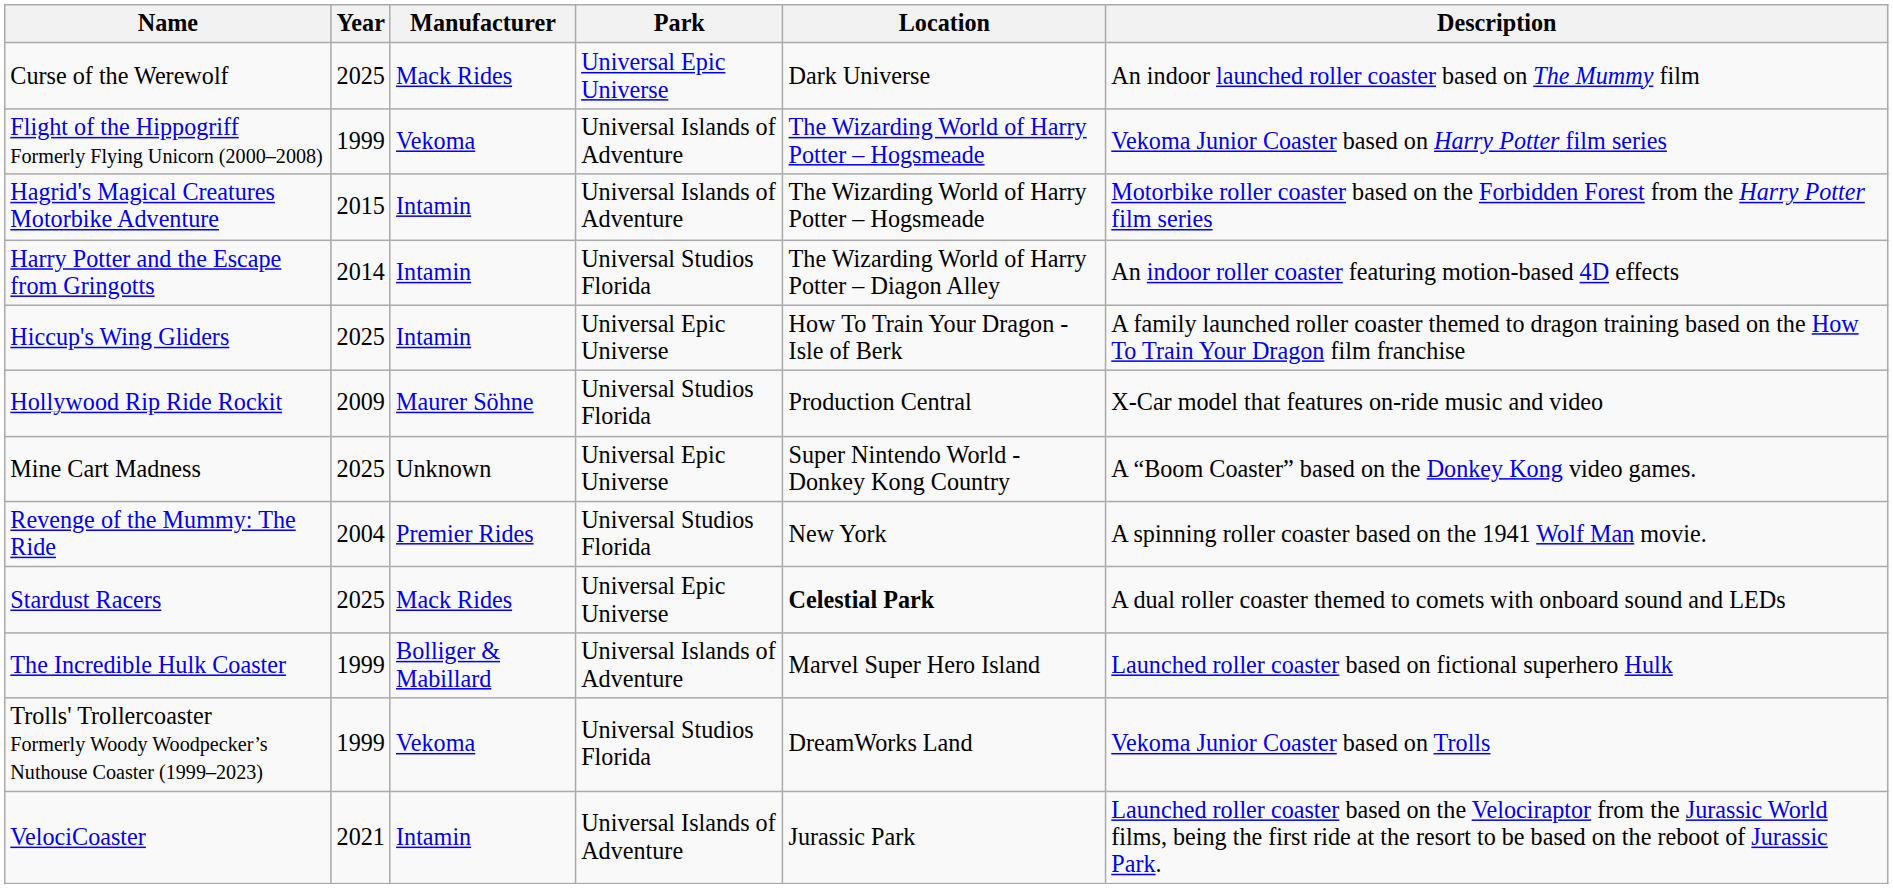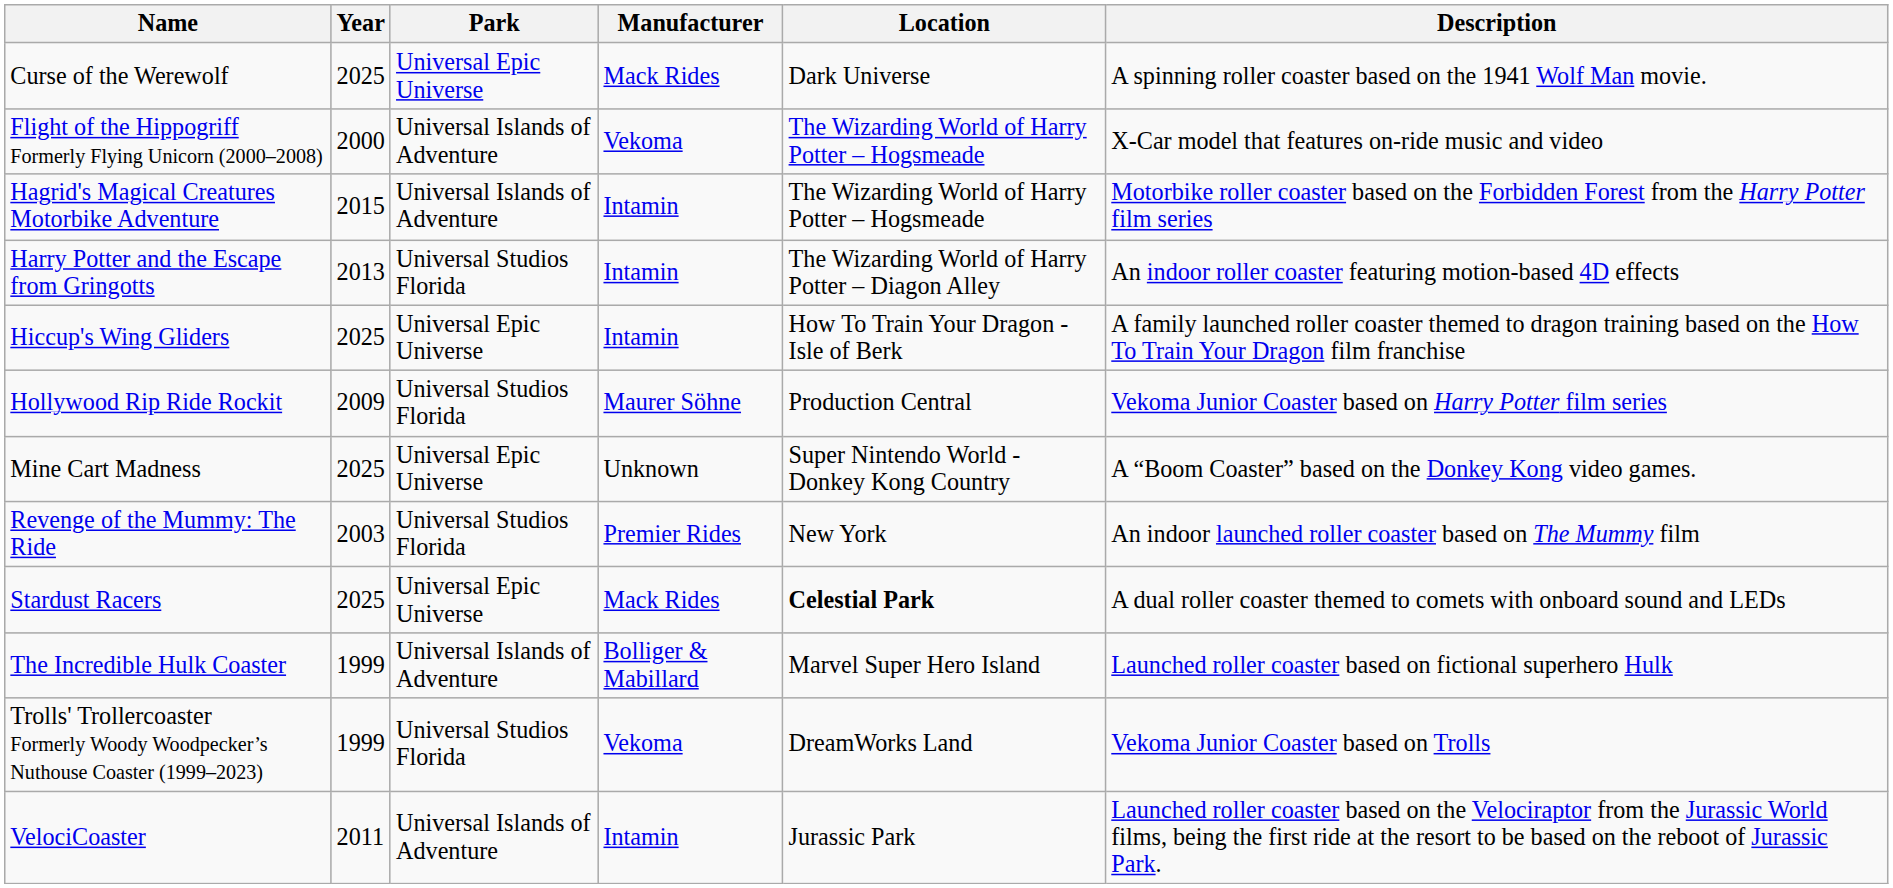columns swapped: (483, 23) <-> (679, 23)
(1405, 75) An indoor launched roller coaster based on The Mummy film -> (1409, 75) A spinning roller coaster based on the 1941 Wolf Man movie.
(361, 141) 1999 -> (361, 141) 2000
(1389, 141) Vekoma Junior Coaster based on Harry Potter film series -> (1357, 141) X-Car model that features on-ride music and video
(361, 272) 2014 -> (361, 272) 2013
(1357, 403) X-Car model that features on-ride music and video -> (1389, 403) Vekoma Junior Coaster based on Harry Potter film series
(361, 534) 2004 -> (361, 534) 2003
(1409, 534) A spinning roller coaster based on the 1941 Wolf Man movie. -> (1405, 534) An indoor launched roller coaster based on The Mummy film
(361, 836) 2021 -> (360, 836) 2011
